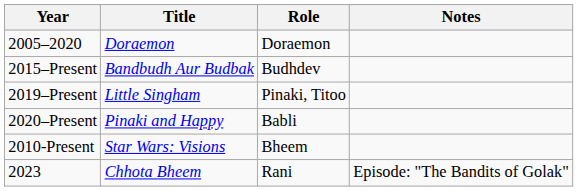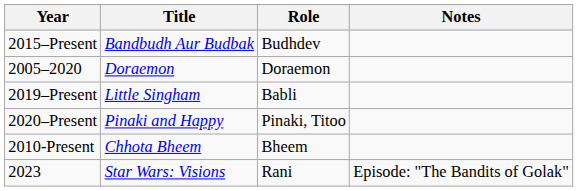rows swapped: (45, 43) <-> (53, 69)
(304, 95) Pinaki, Titoo -> (279, 95) Babli
(279, 120) Babli -> (304, 120) Pinaki, Titoo
(165, 146) Star Wars: Visions -> (153, 146) Chhota Bheem
(153, 172) Chhota Bheem -> (165, 172) Star Wars: Visions
